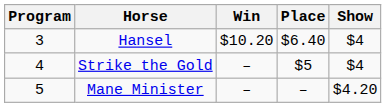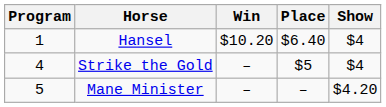(40, 41) 3 -> (40, 41) 1
